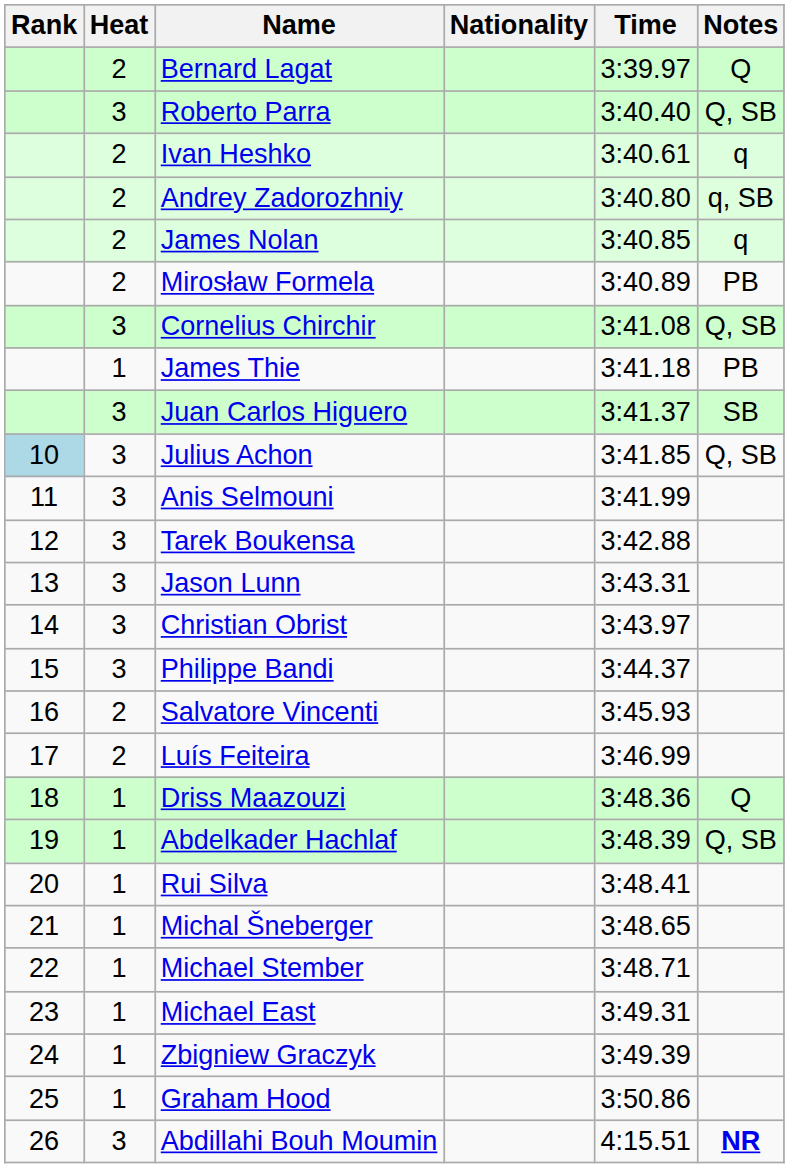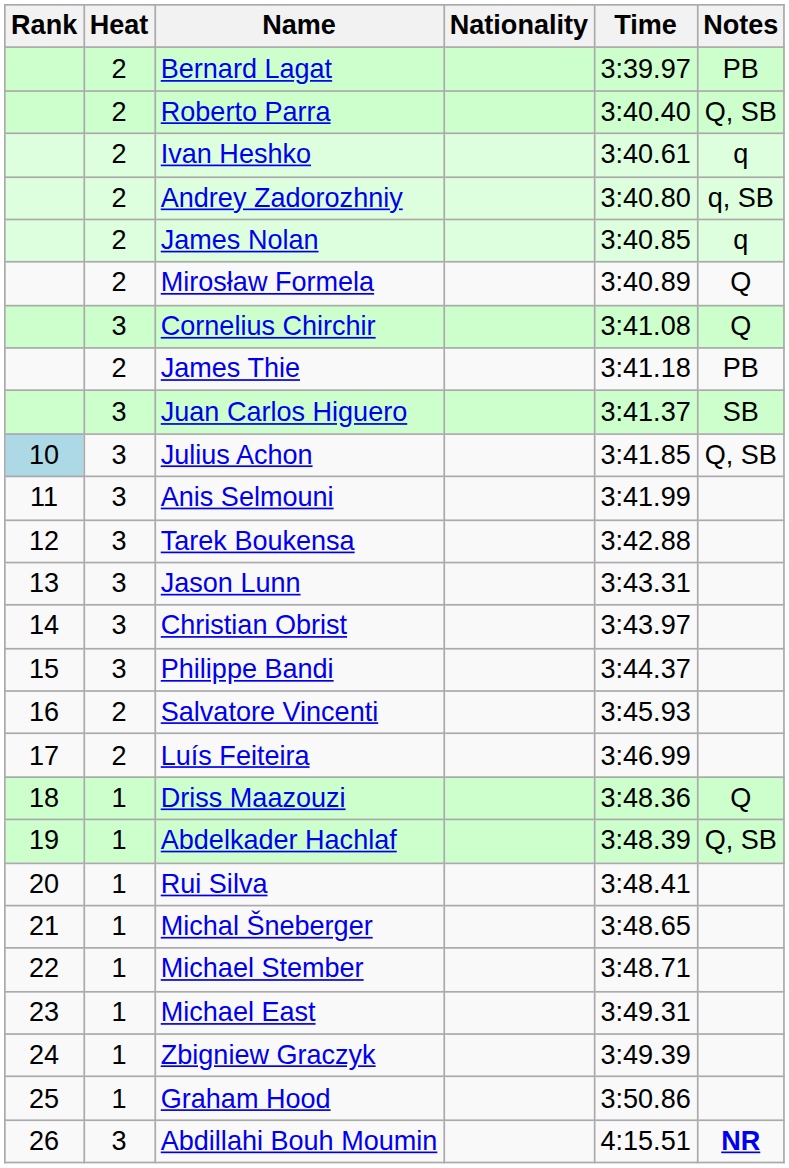(741, 68) Q -> (741, 68) PB
(119, 111) 3 -> (119, 111) 2
(741, 283) PB -> (741, 283) Q
(741, 326) Q, SB -> (741, 326) Q
(119, 369) 1 -> (119, 369) 2
